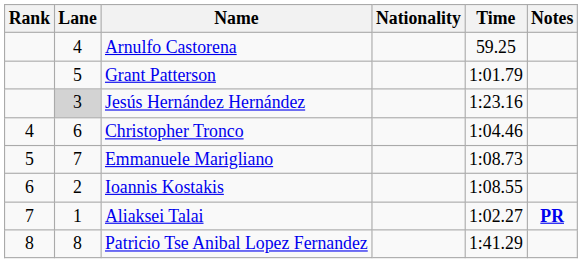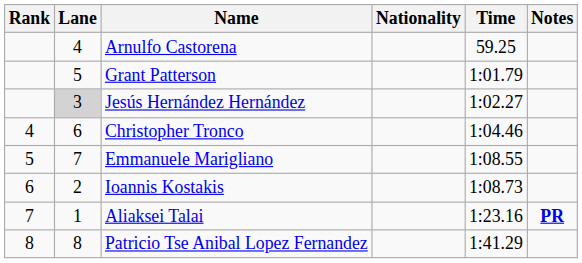(496, 103) 1:23.16 -> (496, 103) 1:02.27
(496, 159) 1:08.73 -> (496, 159) 1:08.55
(496, 187) 1:08.55 -> (496, 187) 1:08.73
(496, 215) 1:02.27 -> (496, 215) 1:23.16
